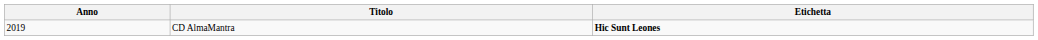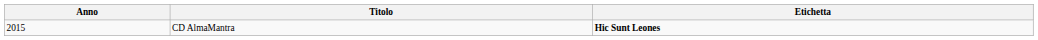(16, 27) 2019 -> (16, 27) 2015
